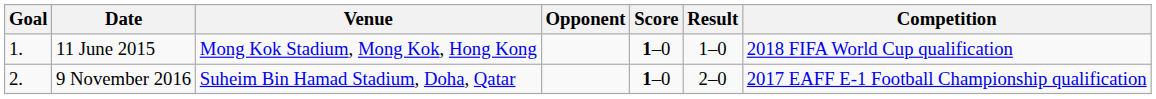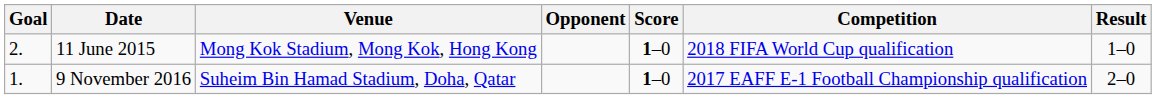columns swapped: (713, 19) <-> (947, 19)
(16, 49) 1. -> (16, 49) 2.
(16, 78) 2. -> (16, 78) 1.
